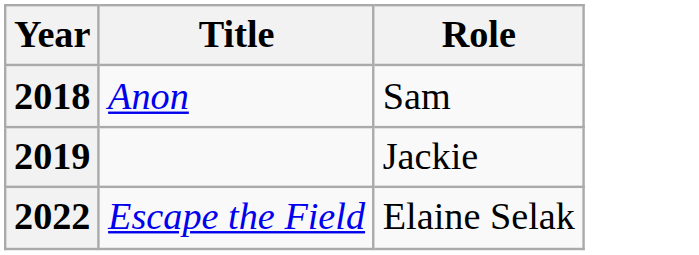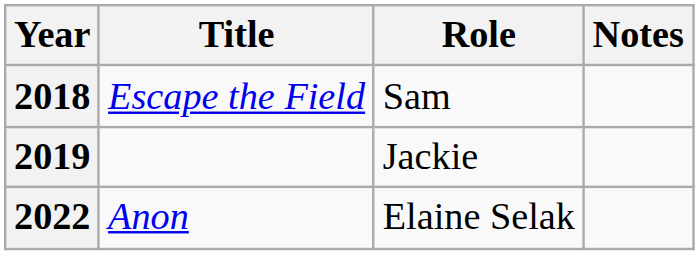+ column: (638, 34)
(148, 95) Anon -> (237, 95) Escape the Field
(237, 216) Escape the Field -> (148, 216) Anon
